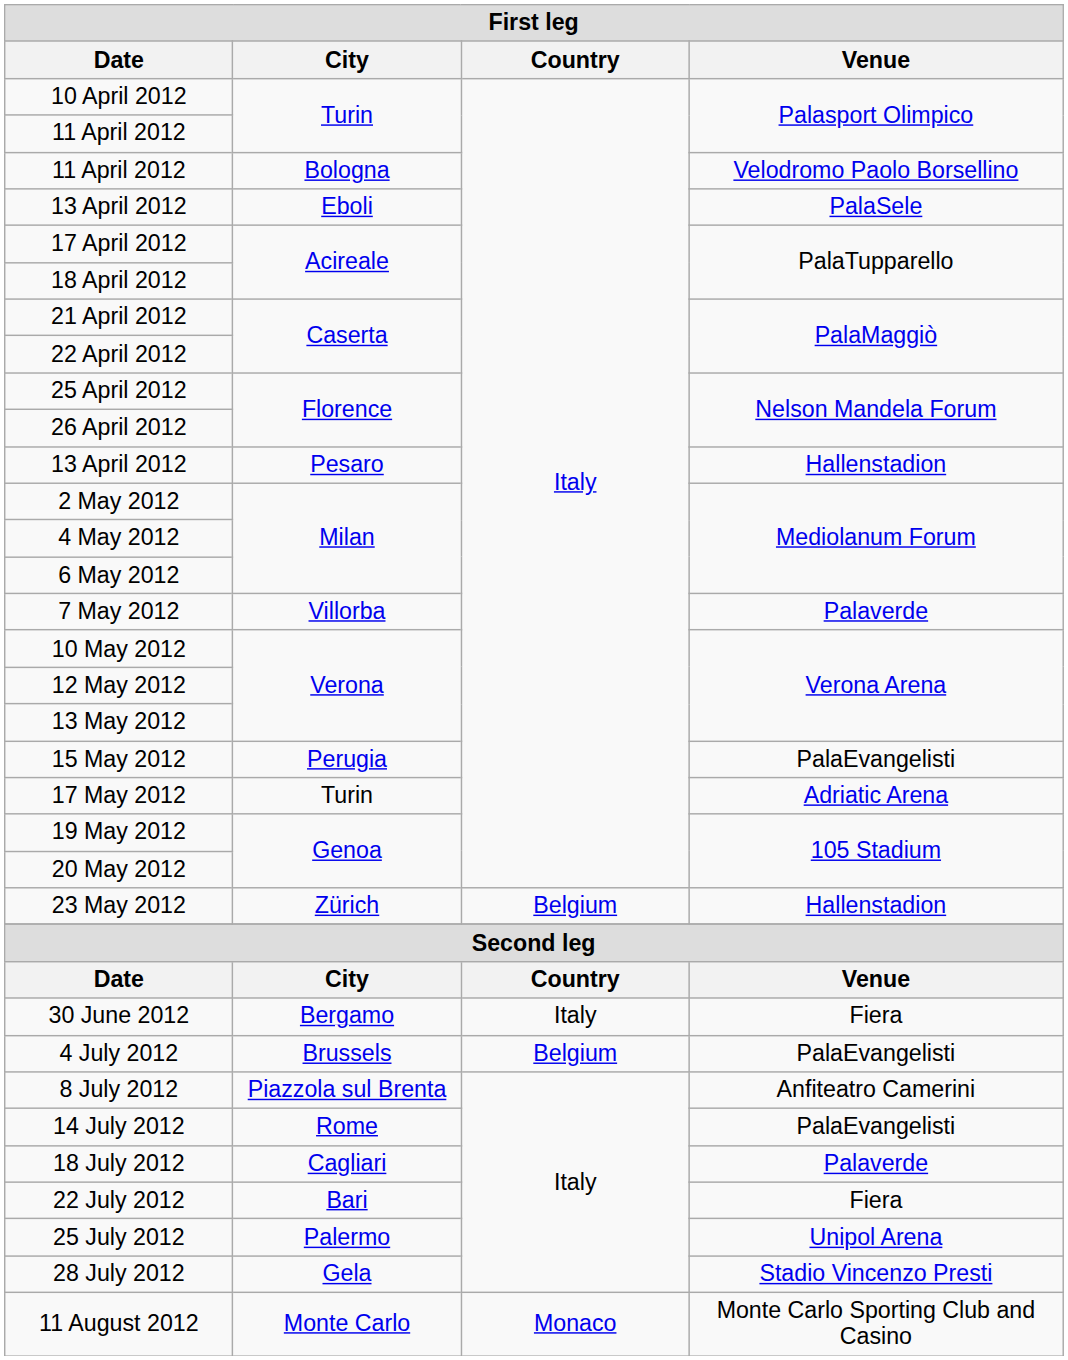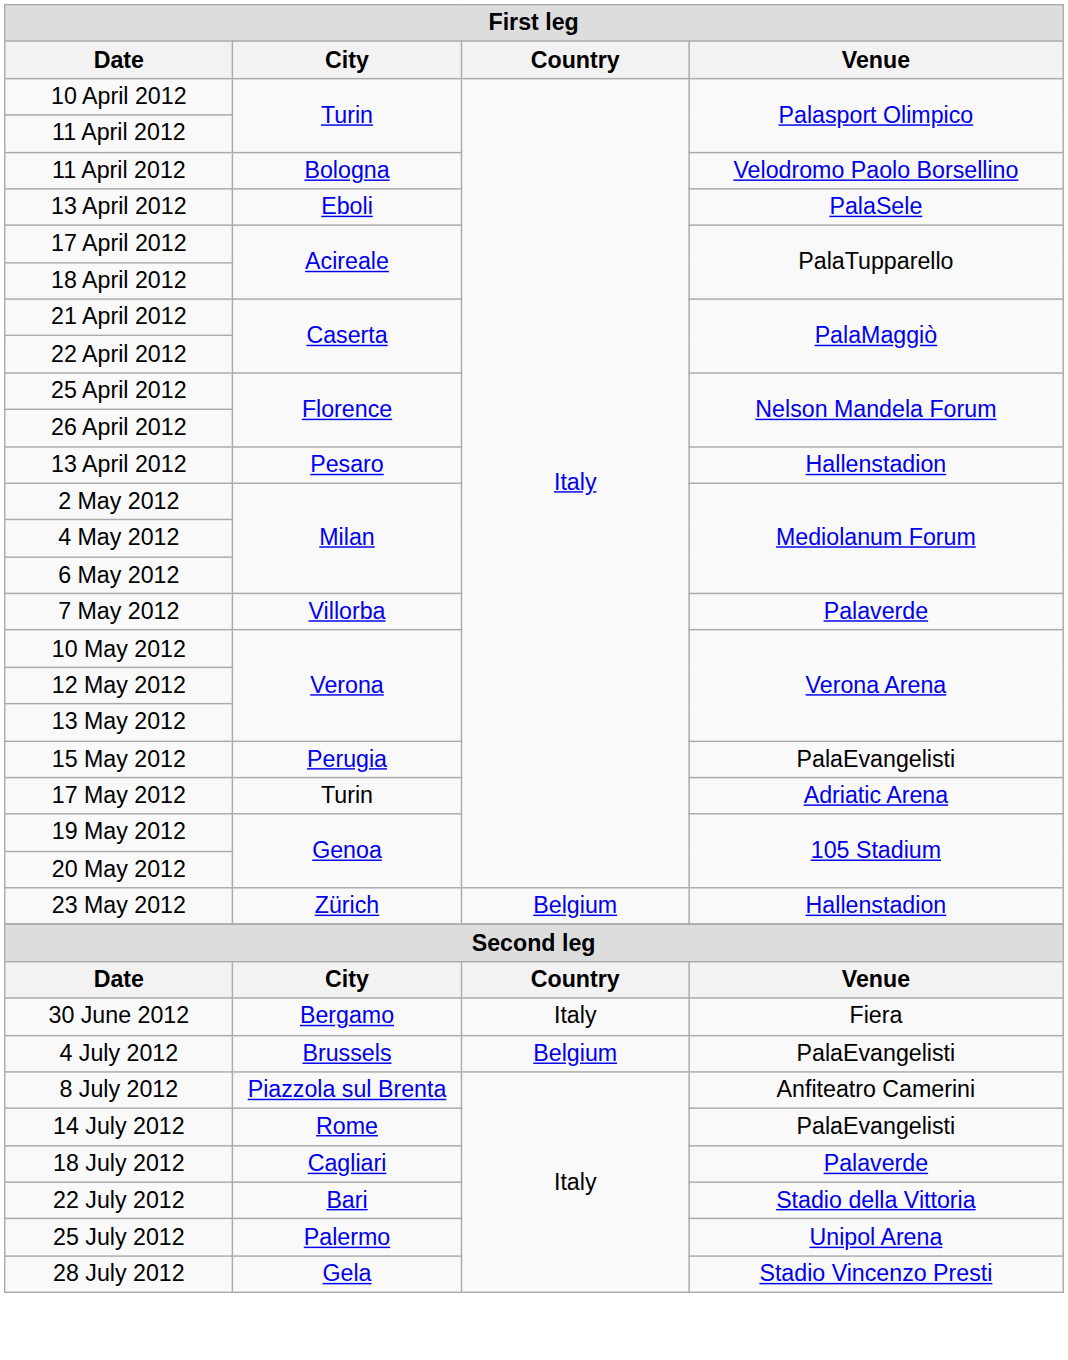(876, 1200) Fiera -> (876, 1200) Stadio della Vittoria
- row: (119, 1323)
